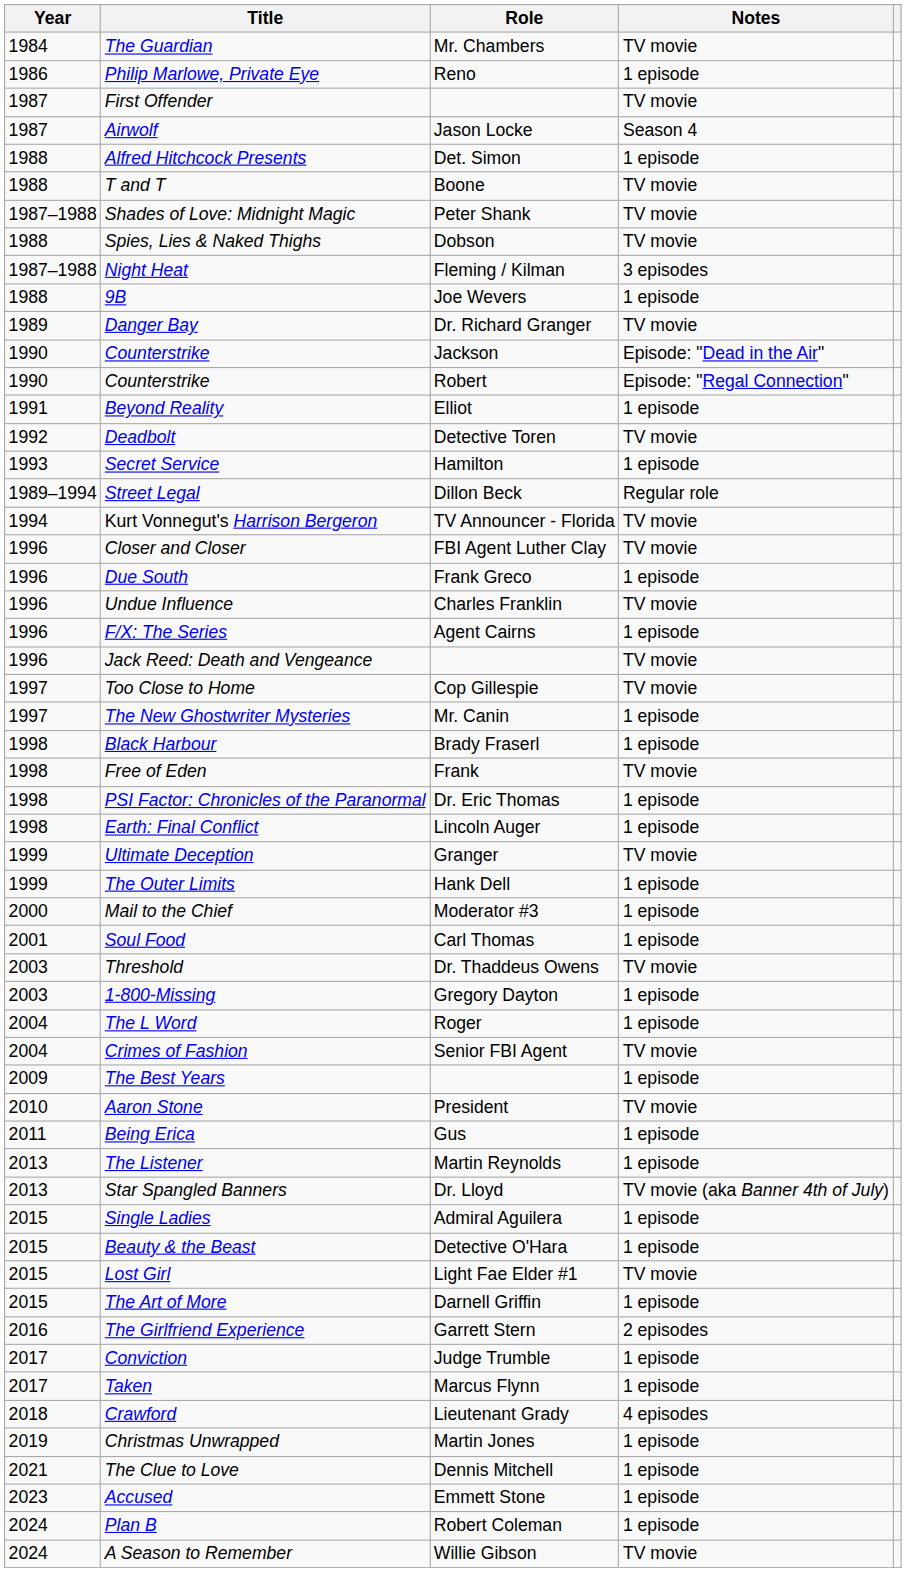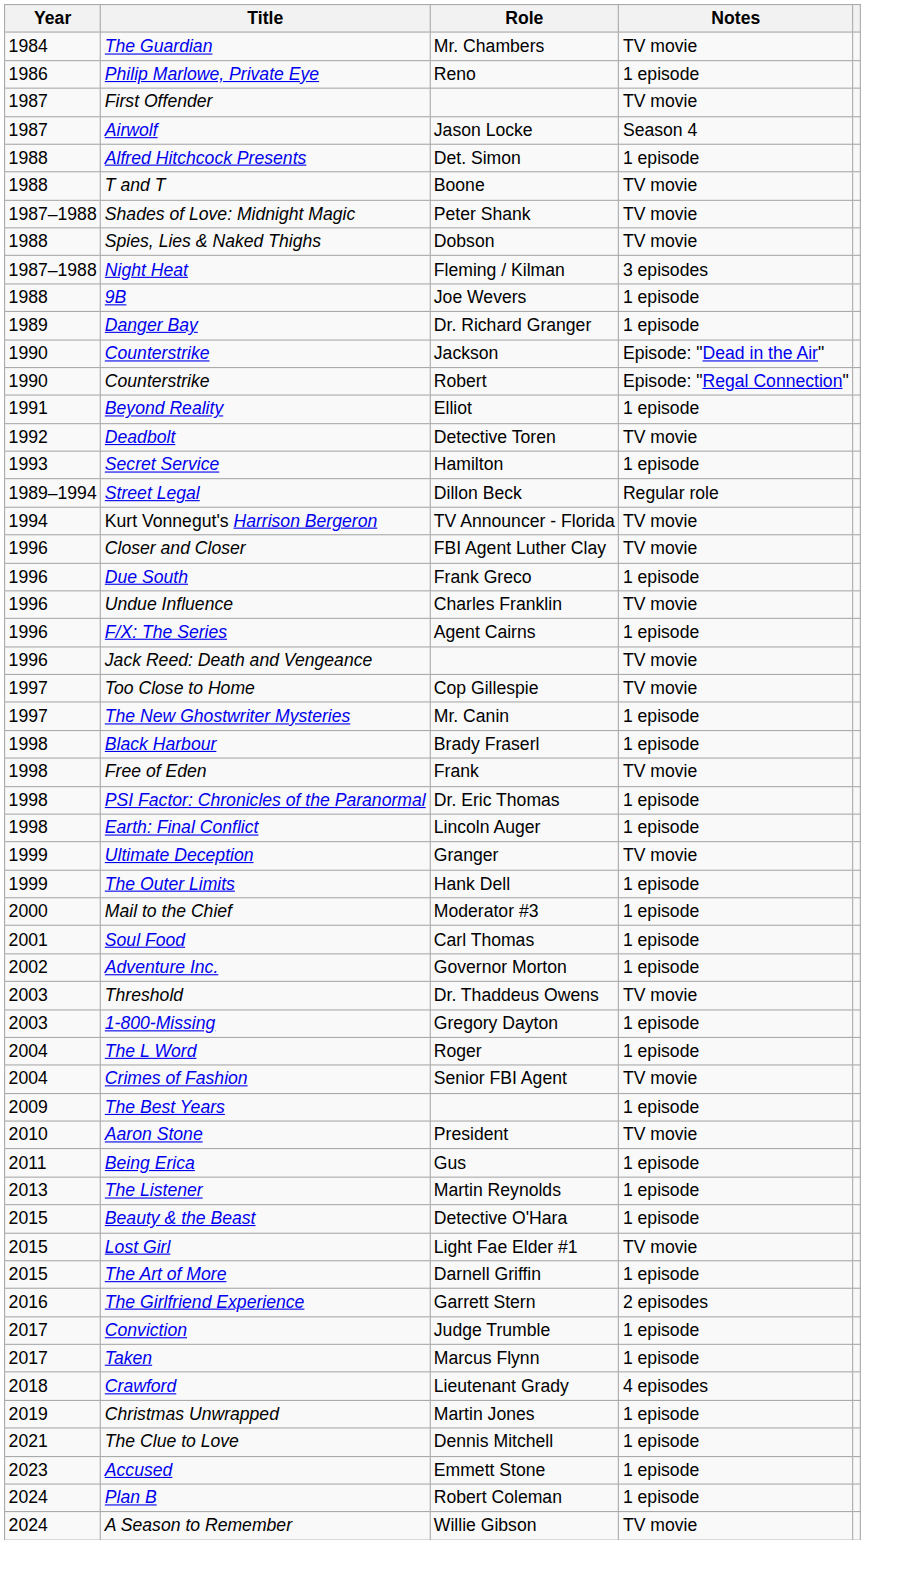(660, 325) TV movie -> (661, 325) 1 episode
+ row: (162, 967)
- row: (196, 1190)
- row: (158, 1218)
